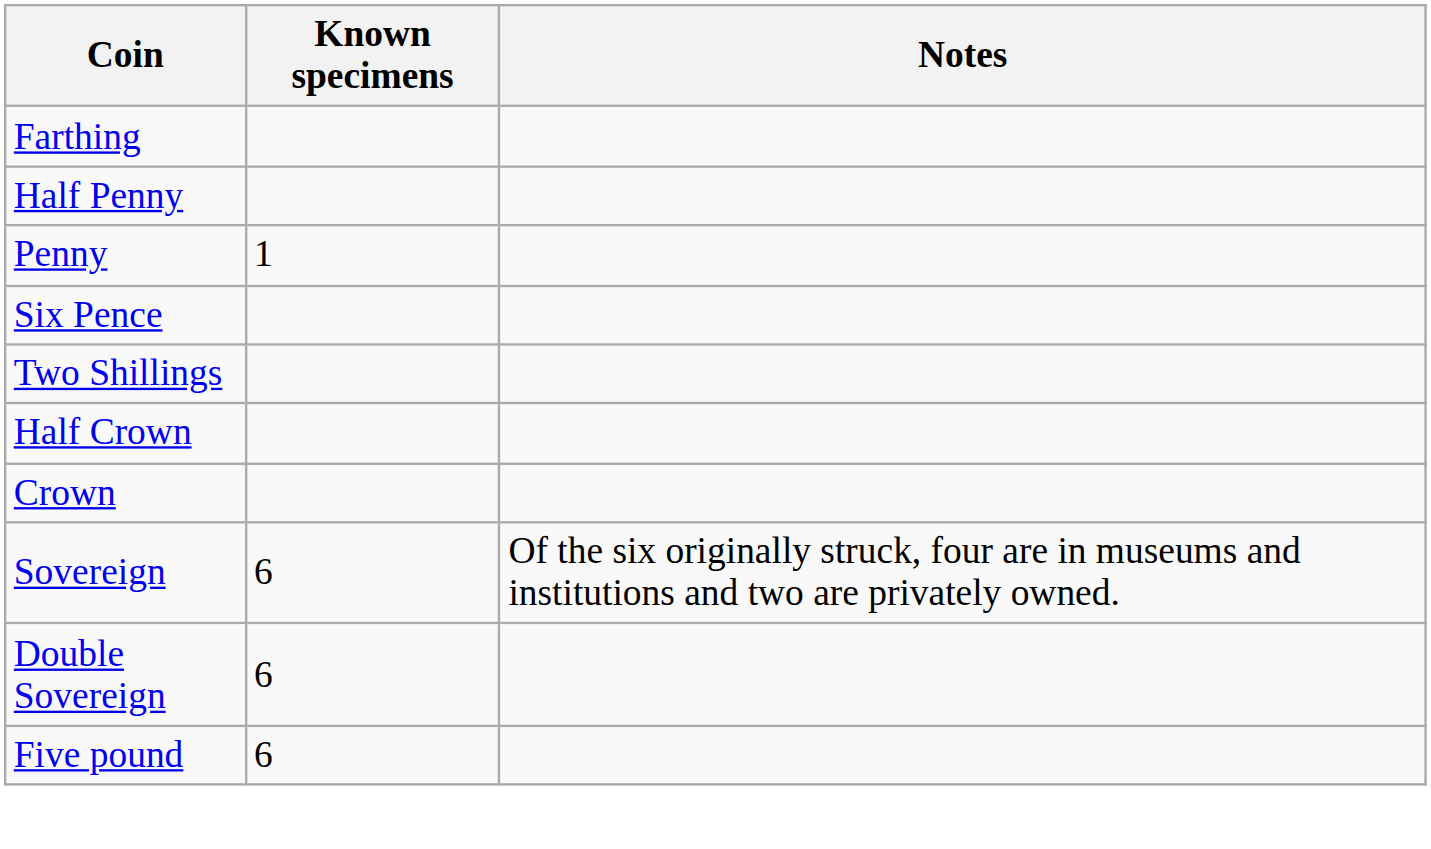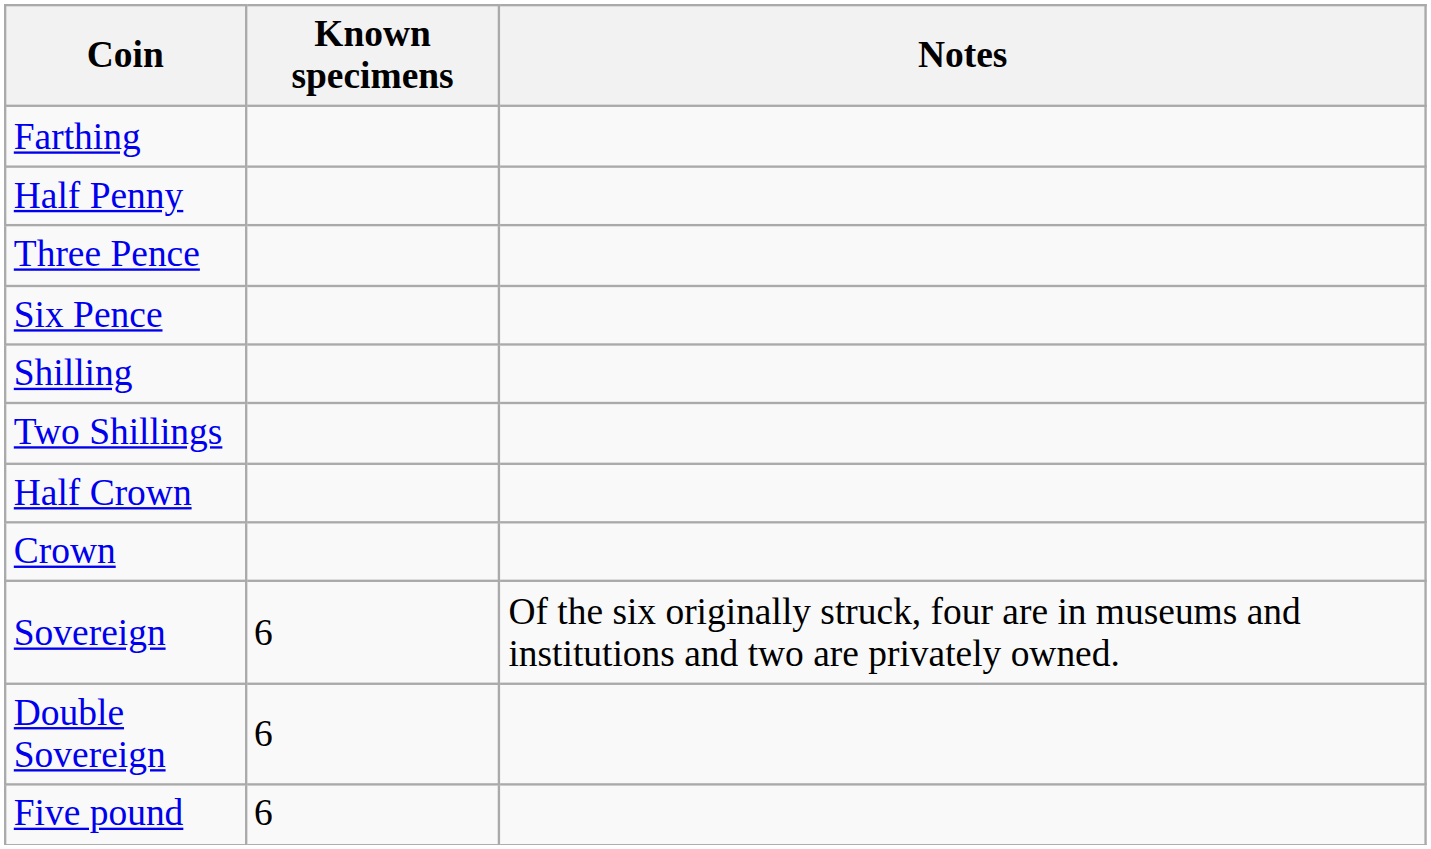- row: (61, 254)
+ row: (107, 254)
+ row: (73, 373)
